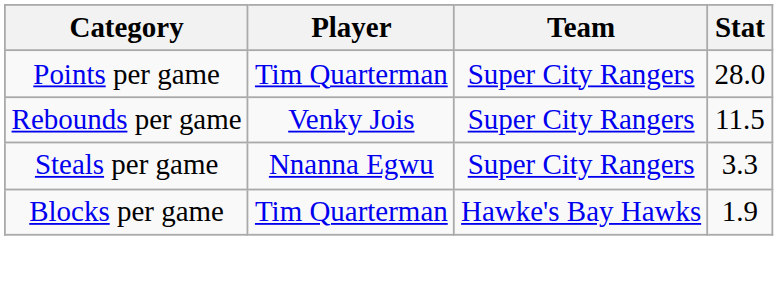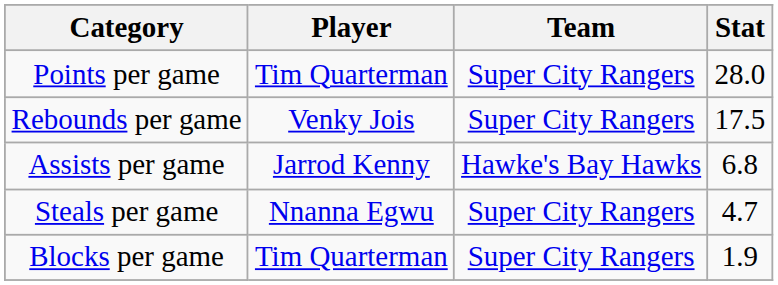(740, 119) 11.5 -> (740, 119) 17.5
+ row: (127, 165)
(740, 165) 3.3 -> (740, 211) 4.7
(581, 211) Hawke's Bay Hawks -> (581, 257) Super City Rangers
